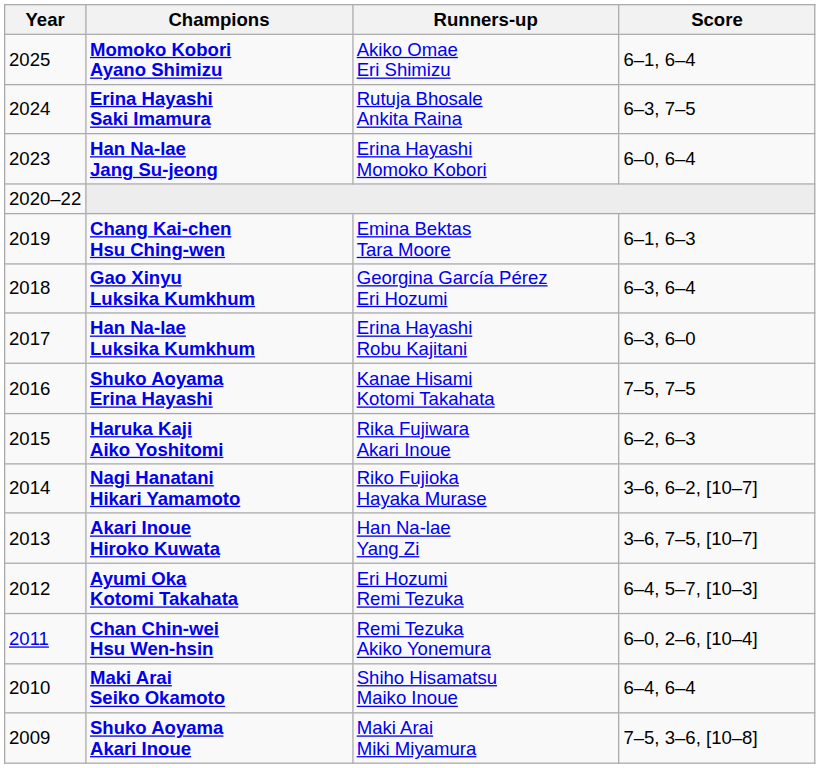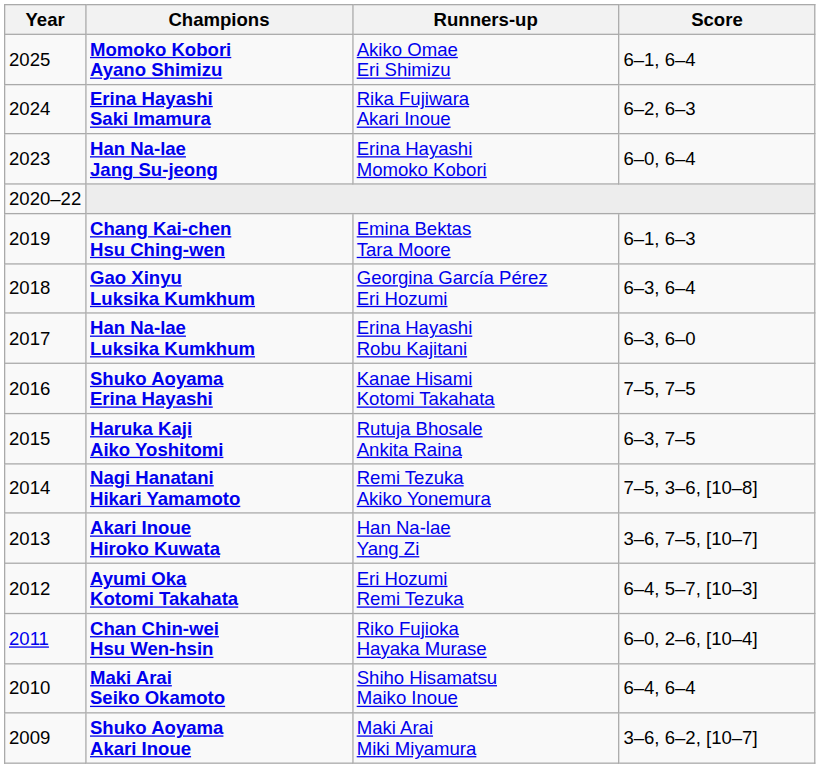(420, 109) Rutuja Bhosale Ankita Raina -> (413, 109) Rika Fujiwara Akari Inoue
(660, 109) 6–3, 7–5 -> (660, 109) 6–2, 6–3
(413, 439) Rika Fujiwara Akari Inoue -> (420, 439) Rutuja Bhosale Ankita Raina
(660, 439) 6–2, 6–3 -> (660, 439) 6–3, 7–5
(422, 489) Riko Fujioka Hayaka Murase -> (424, 489) Remi Tezuka Akiko Yonemura
(691, 489) 3–6, 6–2, [10–7] -> (691, 489) 7–5, 3–6, [10–8]
(424, 639) Remi Tezuka Akiko Yonemura -> (422, 639) Riko Fujioka Hayaka Murase
(691, 739) 7–5, 3–6, [10–8] -> (691, 739) 3–6, 6–2, [10–7]
